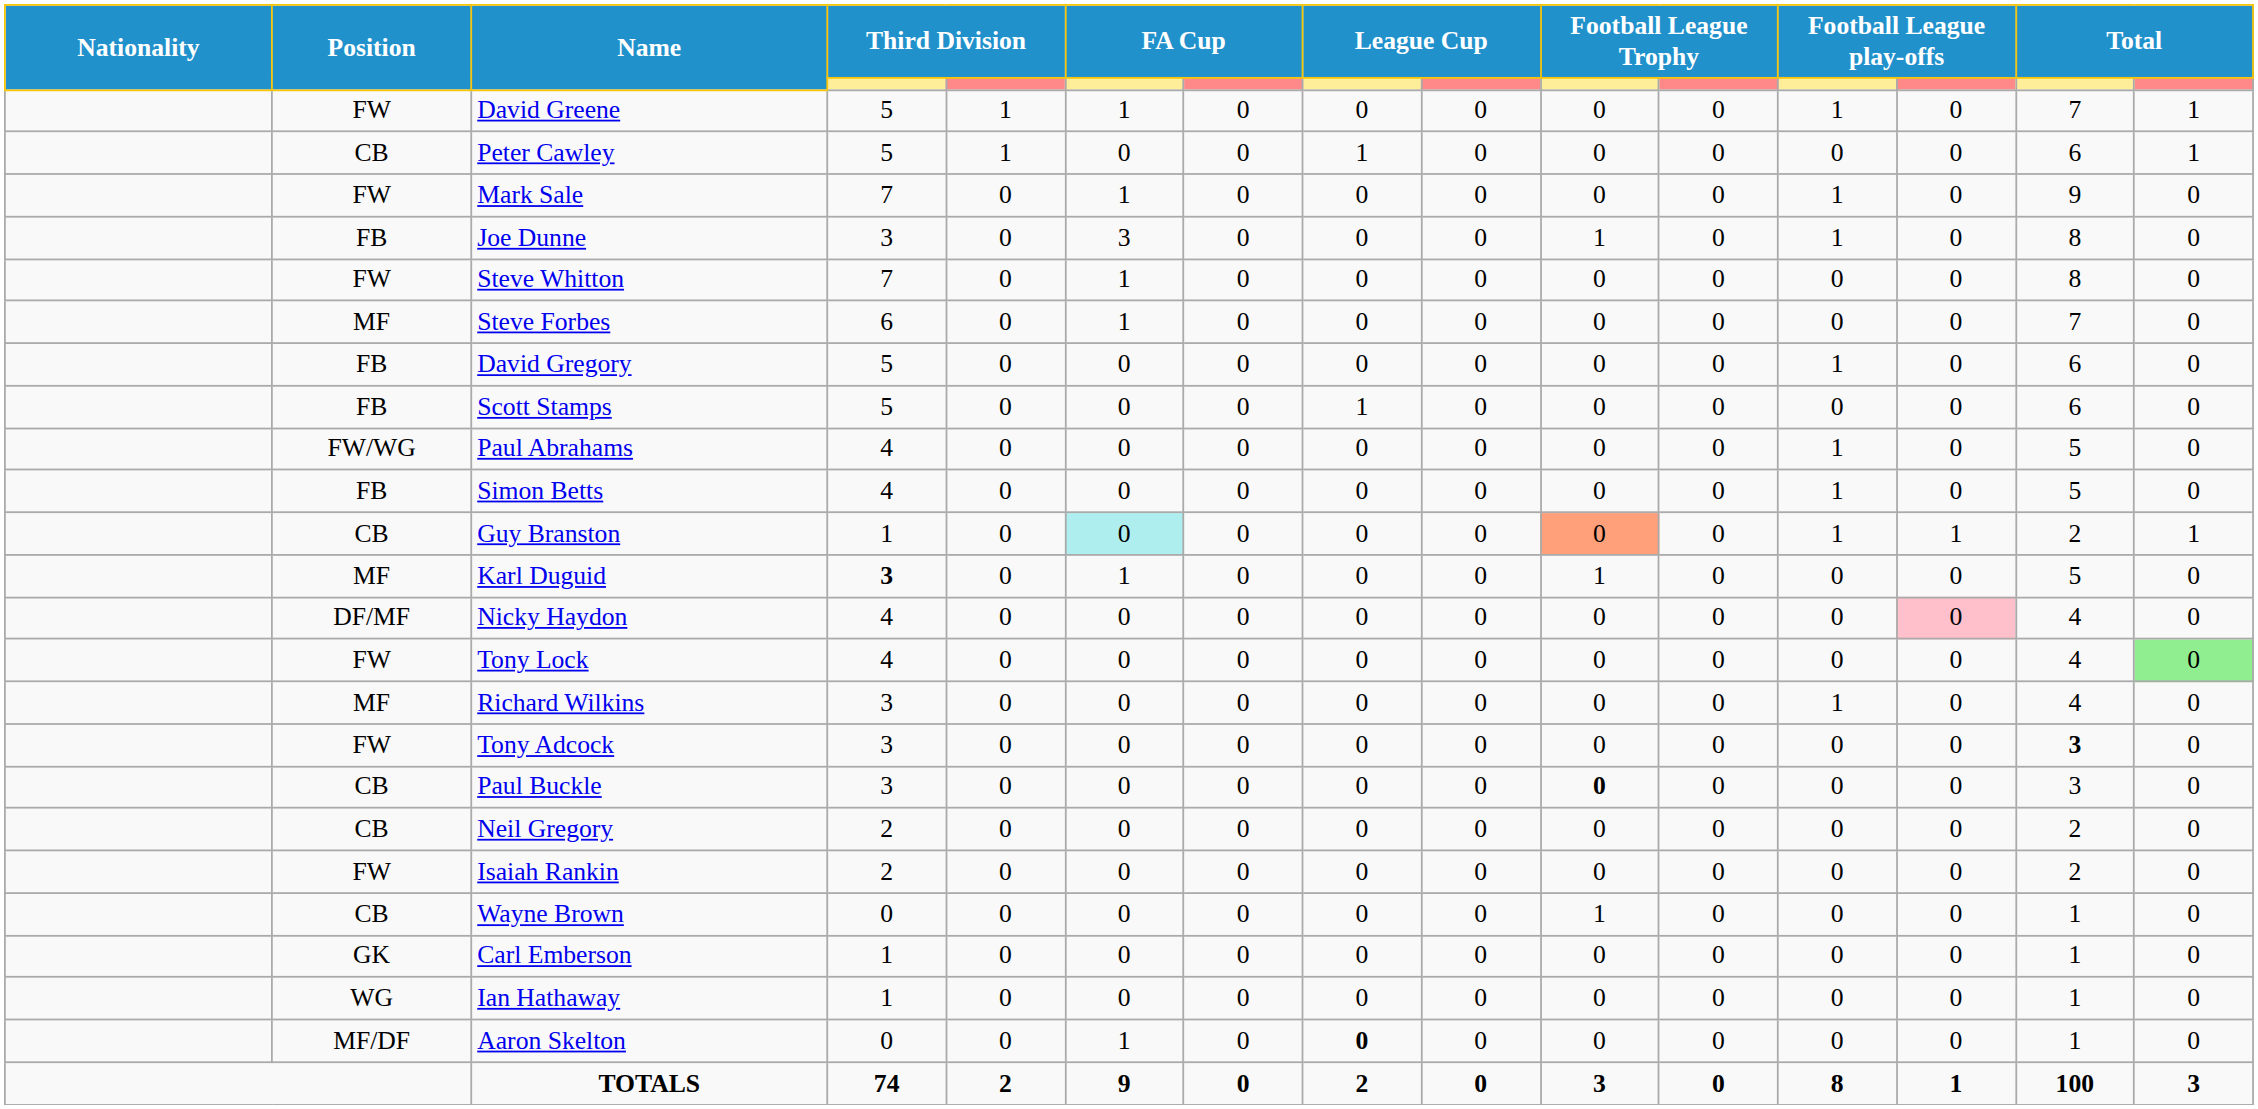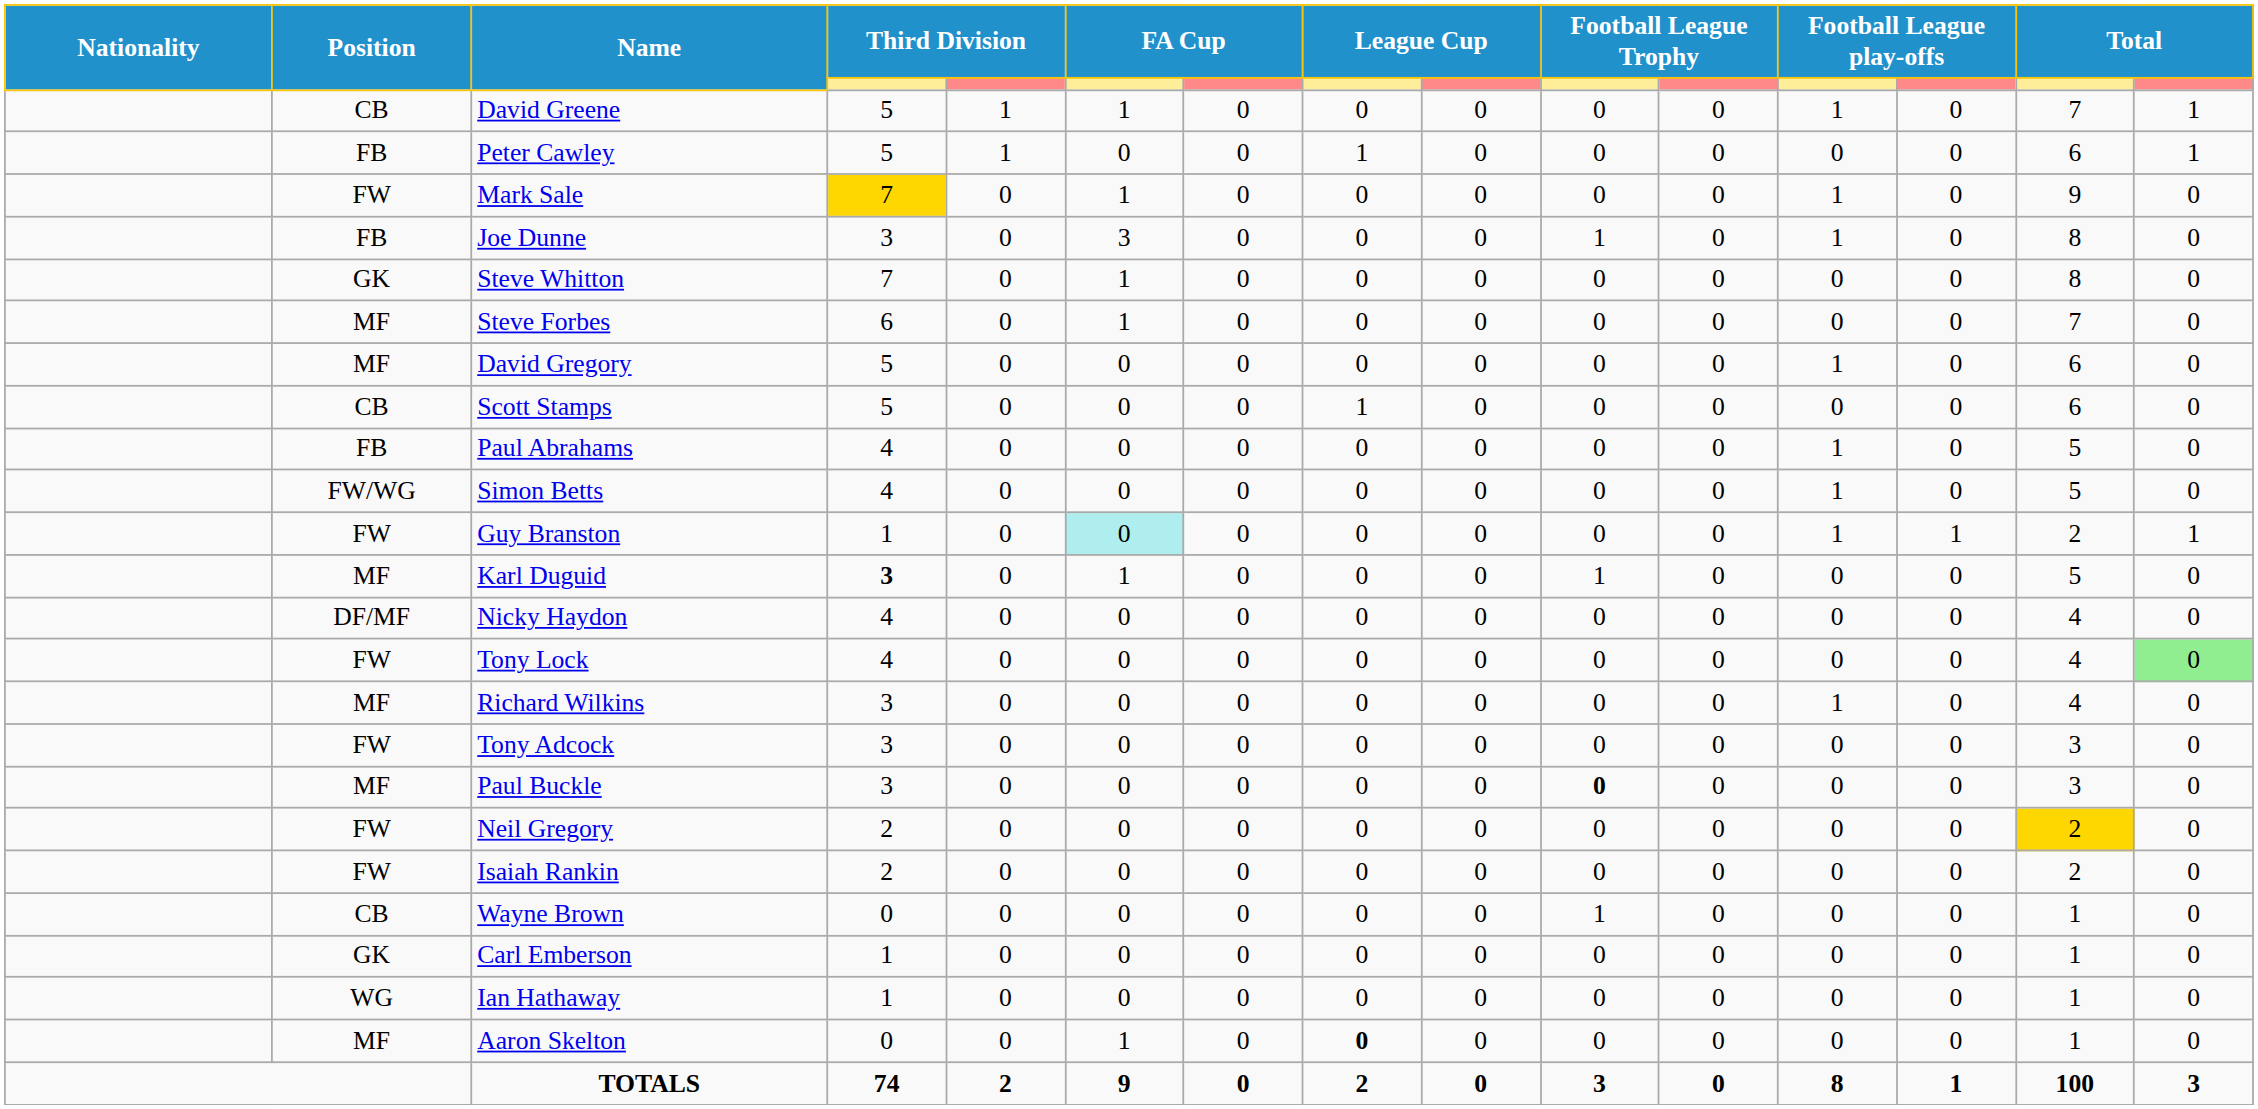(372, 110) FW -> (372, 110) CB
(372, 152) CB -> (372, 152) FB
(887, 195) no background -> (887, 195) gold background
(372, 279) FW -> (372, 279) GK
(372, 364) FB -> (372, 364) MF
(372, 406) FB -> (372, 406) CB
(372, 448) FW/WG -> (372, 448) FB
(372, 491) FB -> (372, 491) FW/WG
(372, 533) CB -> (372, 533) FW
(1600, 533) lightsalmon background -> (1600, 533) no background
(1956, 617) pink background -> (1956, 617) no background
(2075, 744) bold -> (2075, 744) normal
(372, 786) CB -> (372, 786) MF
(372, 829) CB -> (372, 829) FW
(2075, 829) no background -> (2075, 829) gold background
(372, 1040) MF/DF -> (372, 1040) MF
